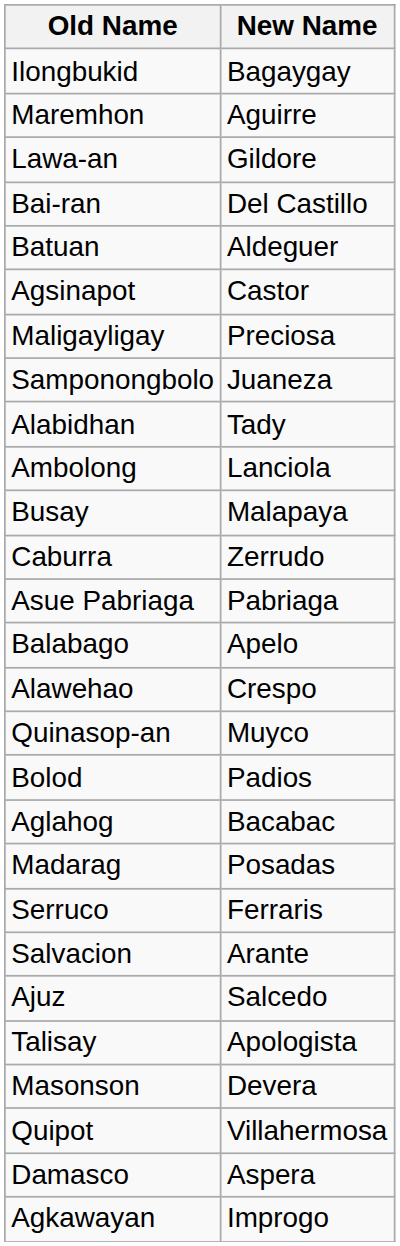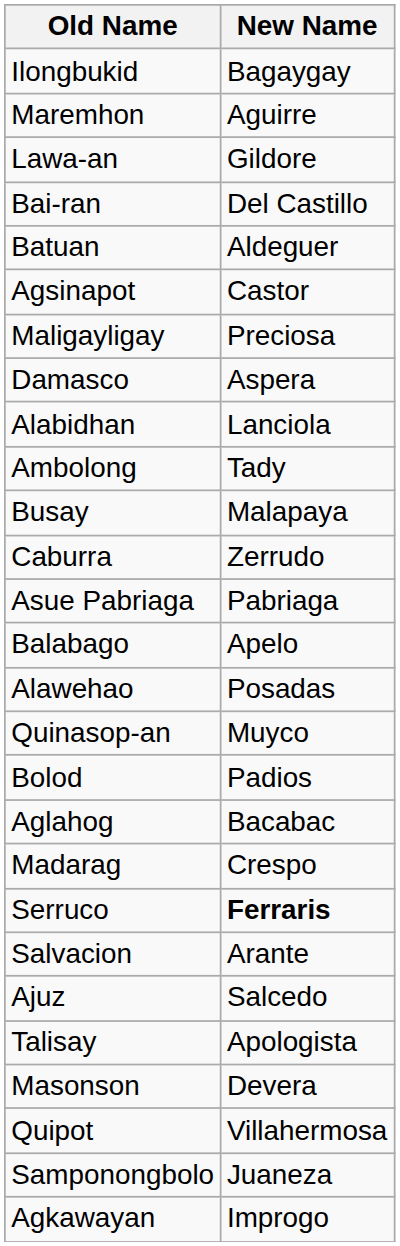rows swapped: (113, 379) <-> (70, 1174)
(256, 423) Tady -> (279, 423) Lanciola
(279, 468) Lanciola -> (256, 468) Tady
(272, 688) Crespo -> (281, 688) Posadas
(281, 865) Posadas -> (272, 865) Crespo
(275, 909) normal -> (279, 909) bold
